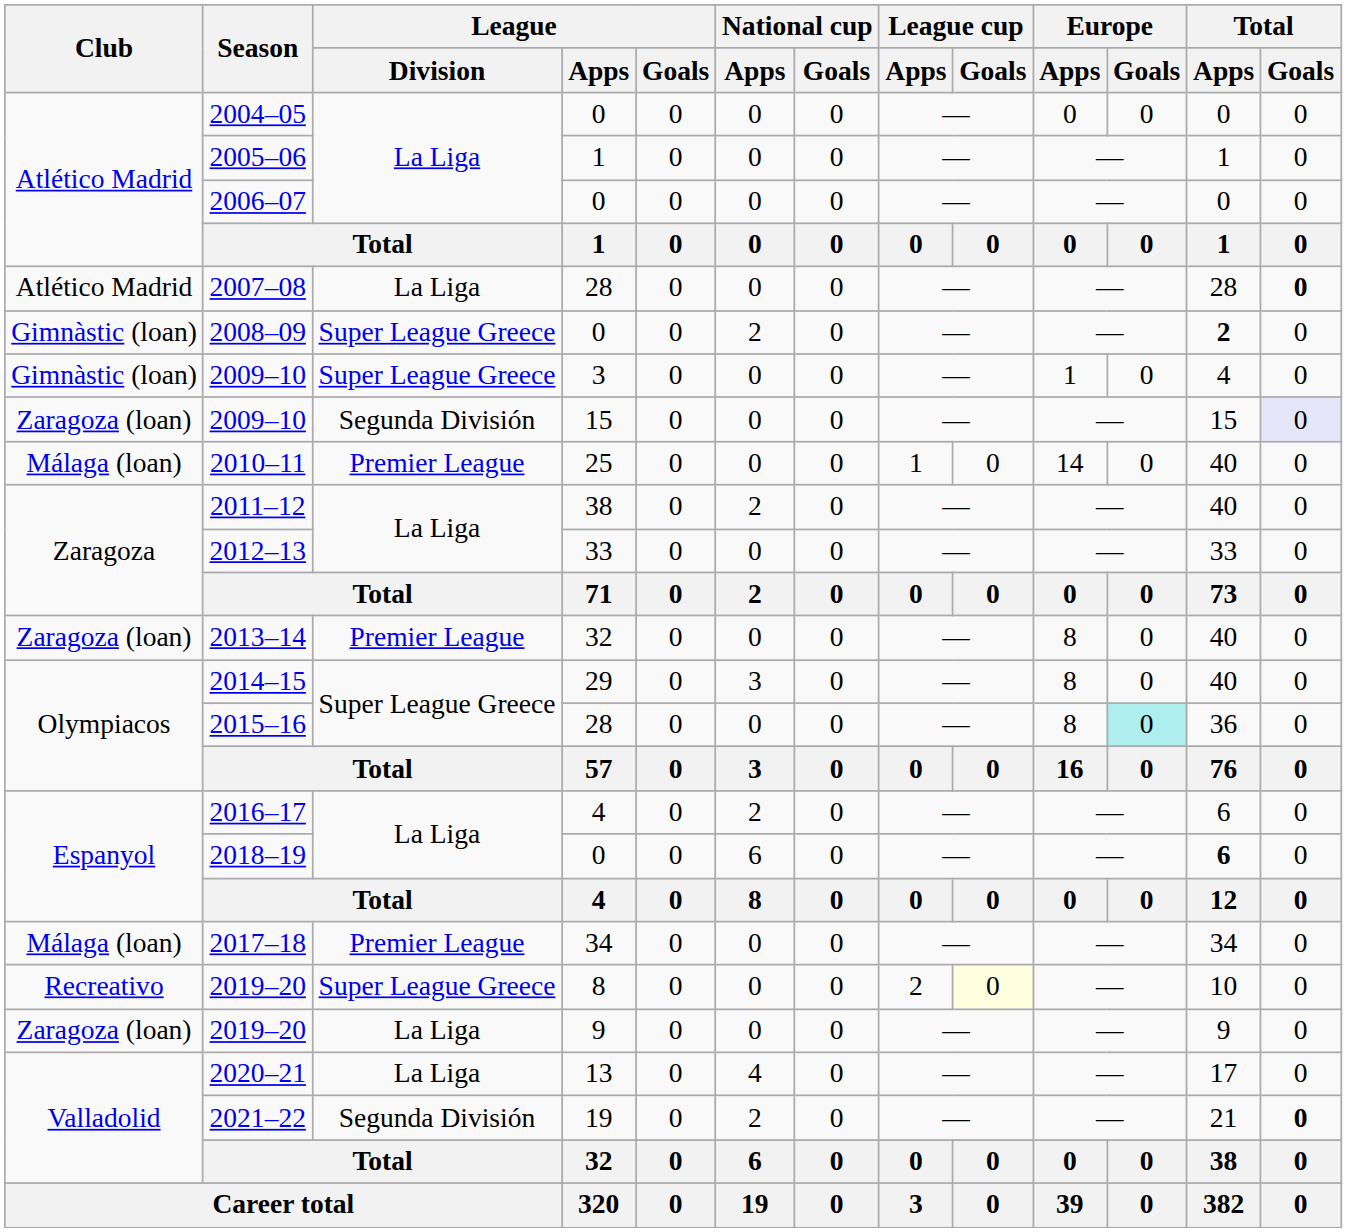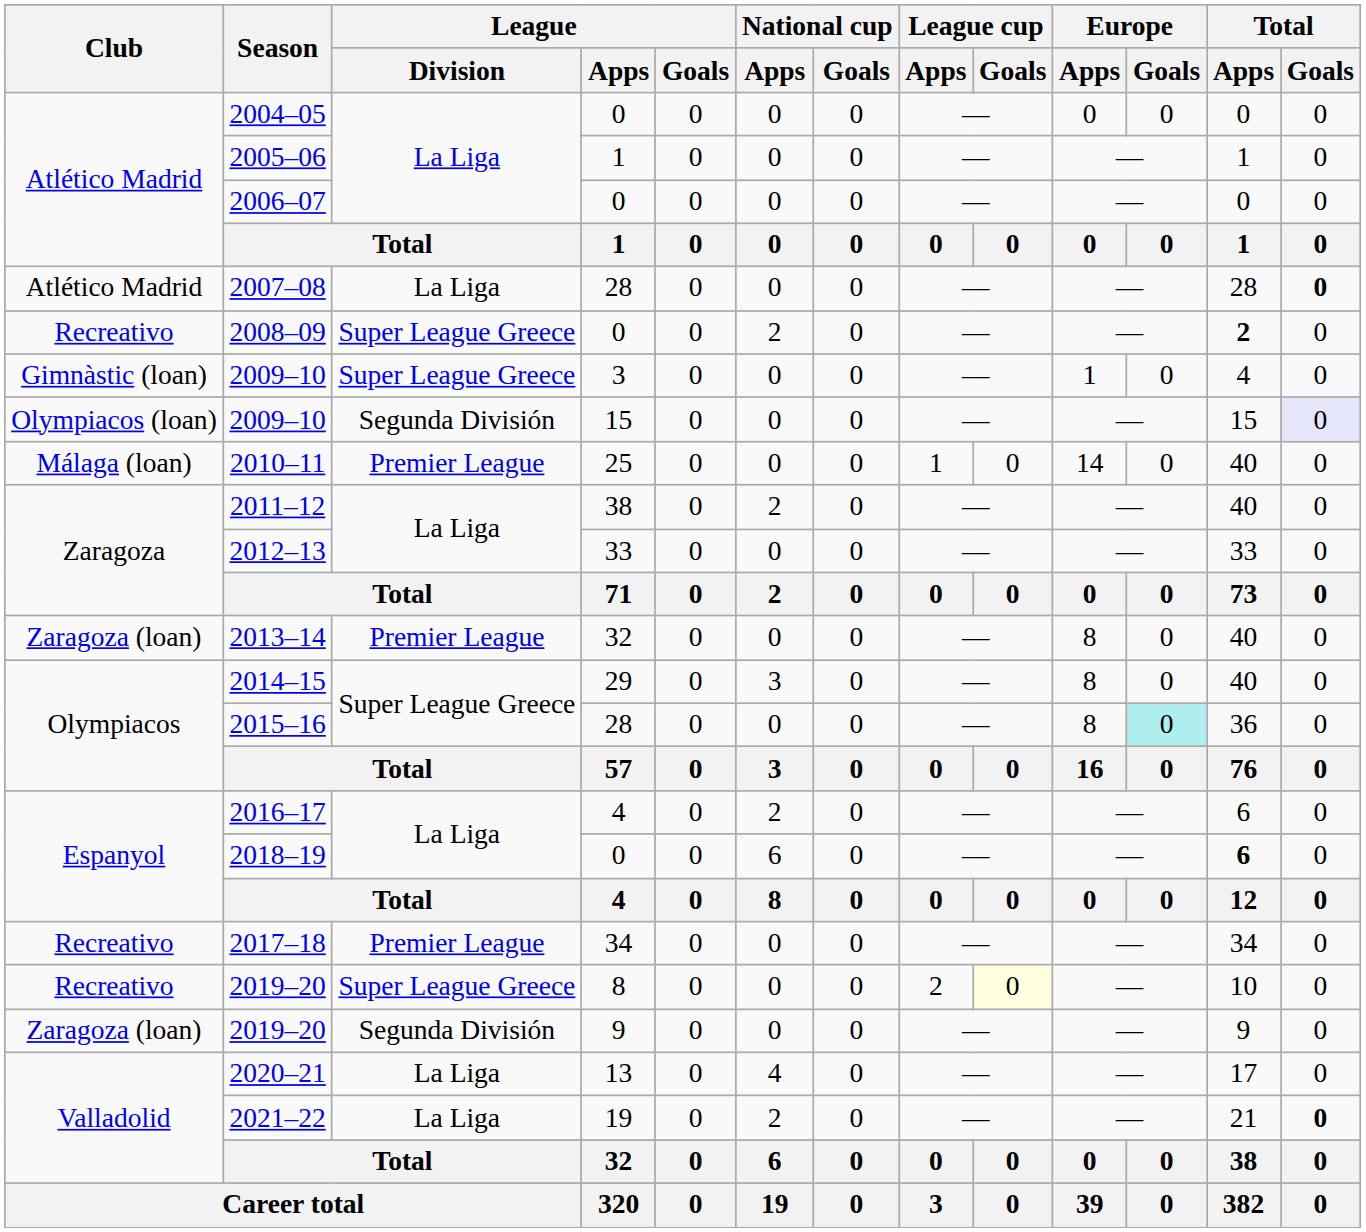(104, 331) Gimnàstic (loan) -> (114, 331) Recreativo
(104, 419) Zaragoza (loan) -> (114, 419) Olympiacos (loan)
(104, 942) Málaga (loan) -> (114, 942) Recreativo
(437, 1030) La Liga -> (457, 1030) Segunda División
(437, 1117) Segunda División -> (457, 1117) La Liga
